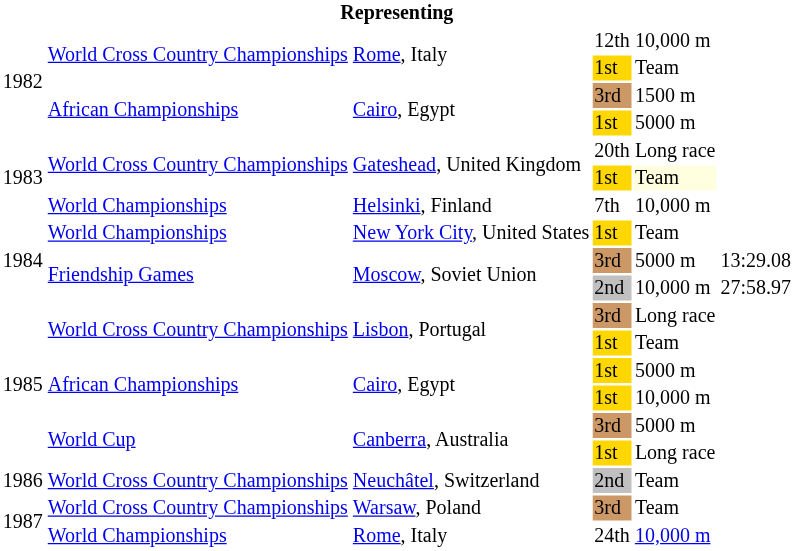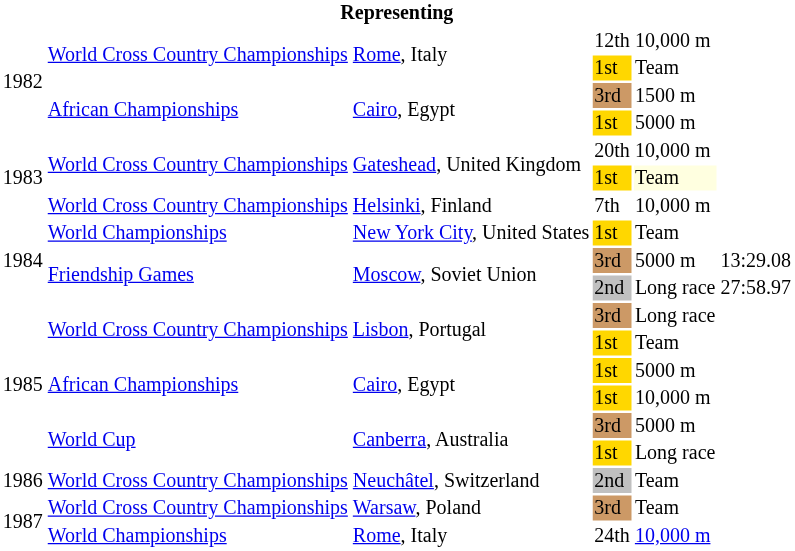(675, 150) Long race -> (673, 150) 10,000 m
(137, 205) World Championships -> (198, 205) World Cross Country Championships
(673, 287) 10,000 m -> (675, 287) Long race
